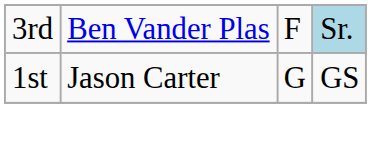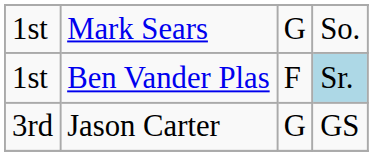+ row: (138, 28)
(33, 28) 3rd -> (30, 77) 1st
(30, 77) 1st -> (33, 126) 3rd
